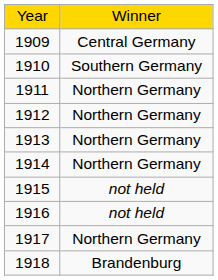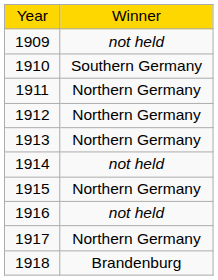(136, 41) Central Germany -> (136, 41) not held
(136, 164) Northern Germany -> (136, 164) not held
(136, 189) not held -> (136, 189) Northern Germany
